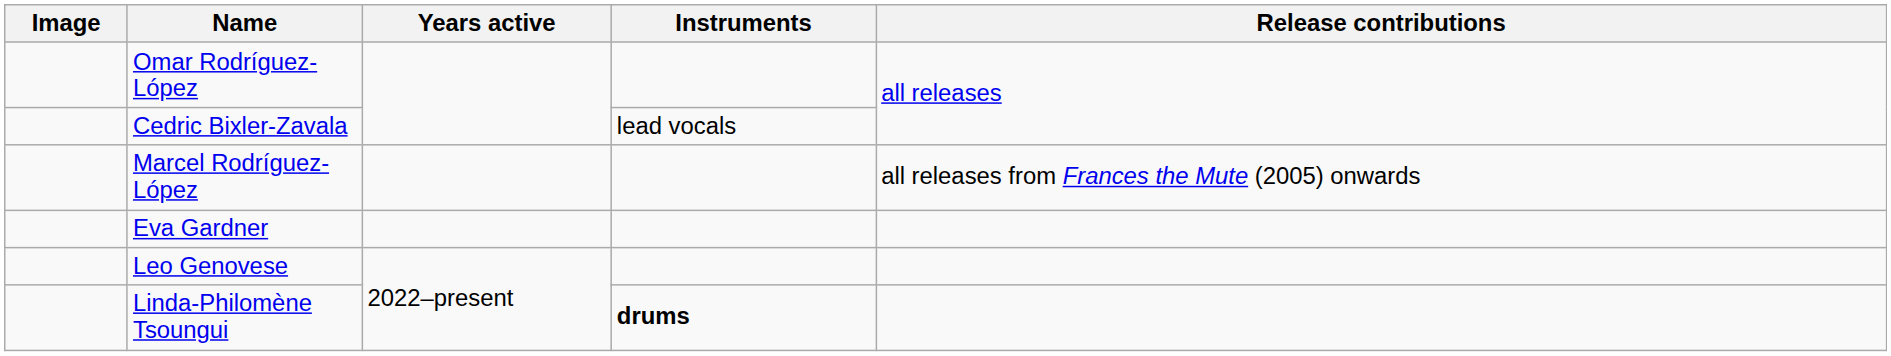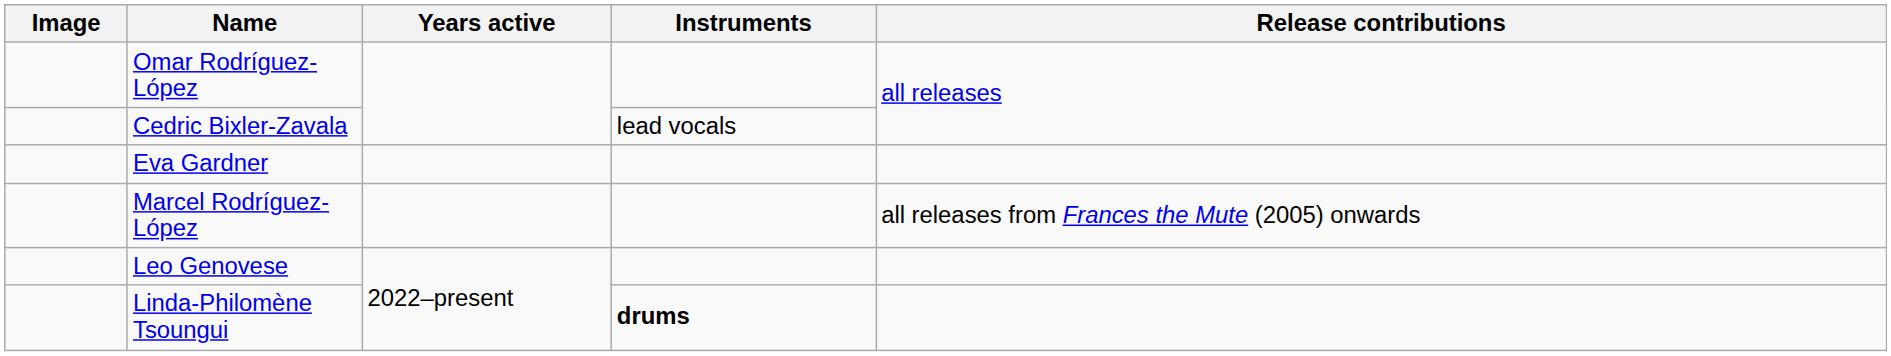rows swapped: (201, 228) <-> (231, 177)
